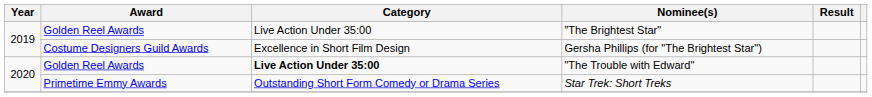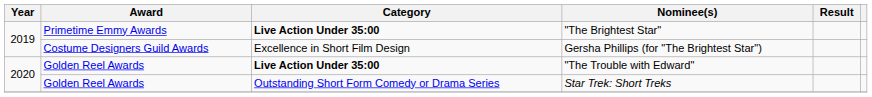(94, 30) Golden Reel Awards -> (105, 30) Primetime Emmy Awards
(313, 30) normal -> (317, 30) bold
(105, 83) Primetime Emmy Awards -> (94, 83) Golden Reel Awards
